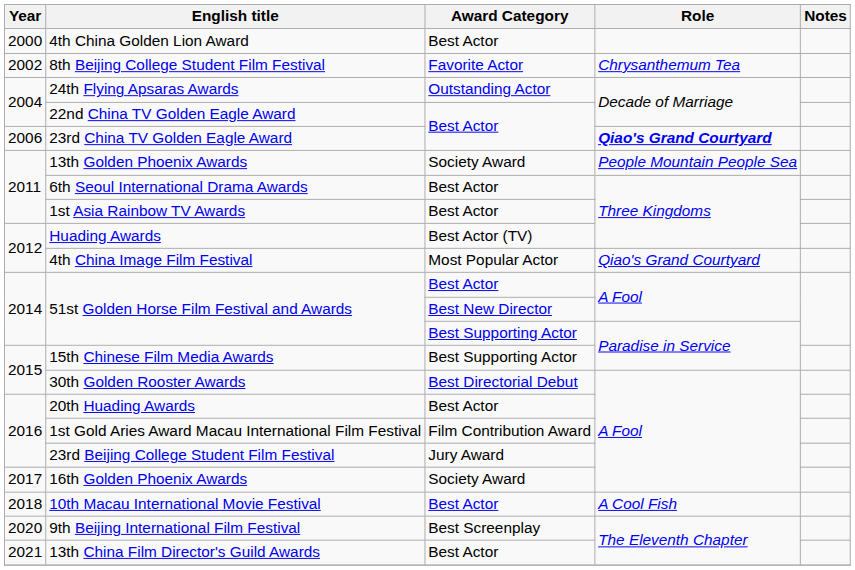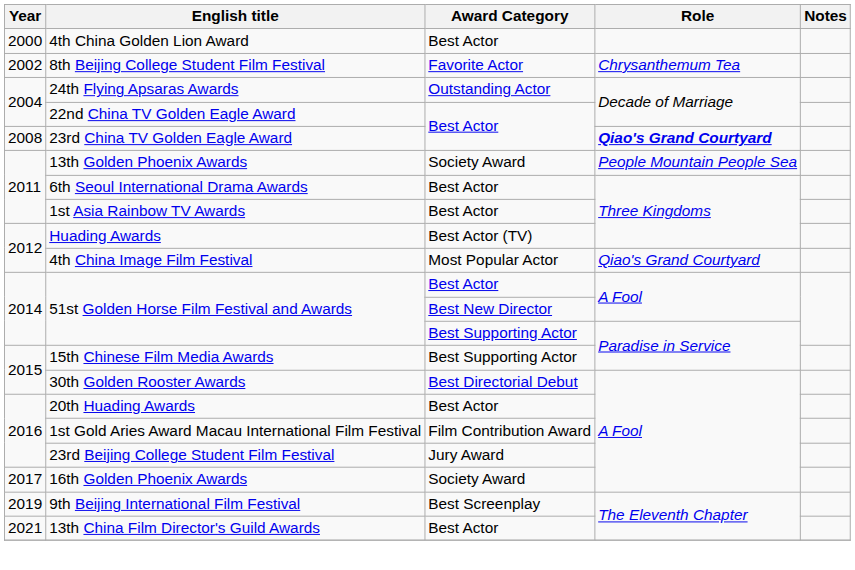(25, 138) 2006 -> (25, 138) 2008
- row: (185, 503)
(25, 528) 2020 -> (25, 503) 2019
